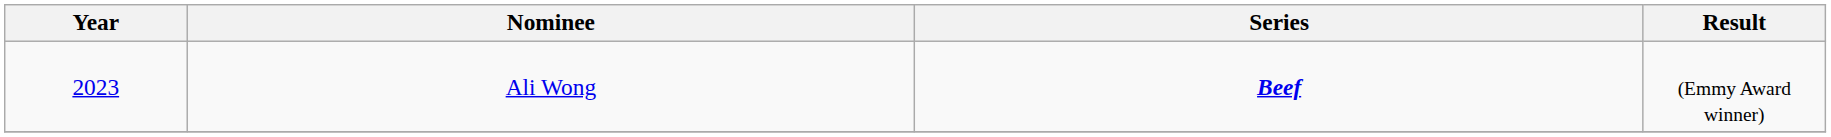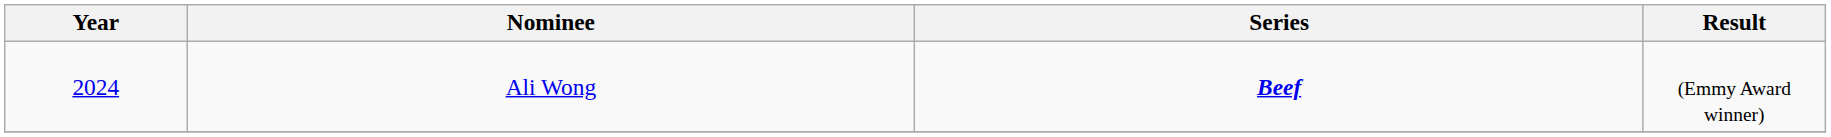(96, 86) 2023 -> (96, 86) 2024
